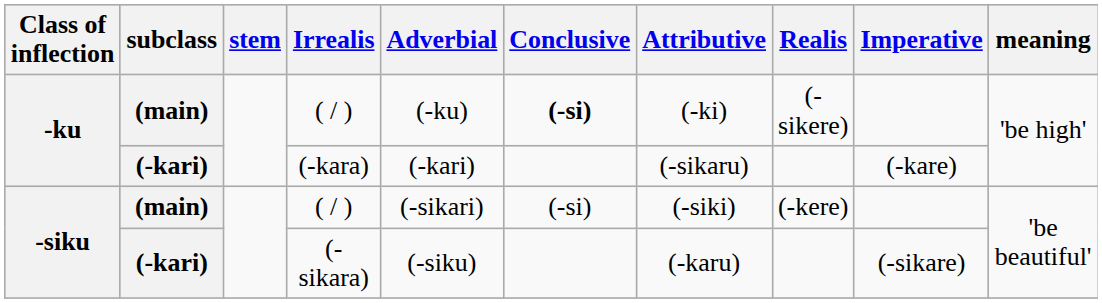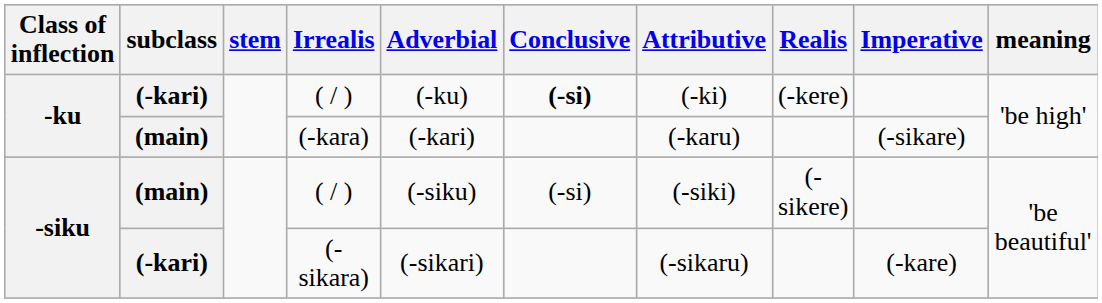(172, 109) (main) -> (172, 95) (-kari)
(813, 109) (-sikere) -> (813, 95) (-kere)
(172, 165) (-kari) -> (172, 136) (main)
(704, 165) (-sikaru) -> (704, 136) (-karu)
(922, 165) (-kare) -> (922, 136) (-sikare)
(442, 206) (-sikari) -> (442, 192) (-siku)
(813, 206) (-kere) -> (813, 192) (-sikere)
(442, 262) (-siku) -> (442, 262) (-sikari)
(704, 262) (-karu) -> (704, 262) (-sikaru)
(922, 262) (-sikare) -> (922, 262) (-kare)
